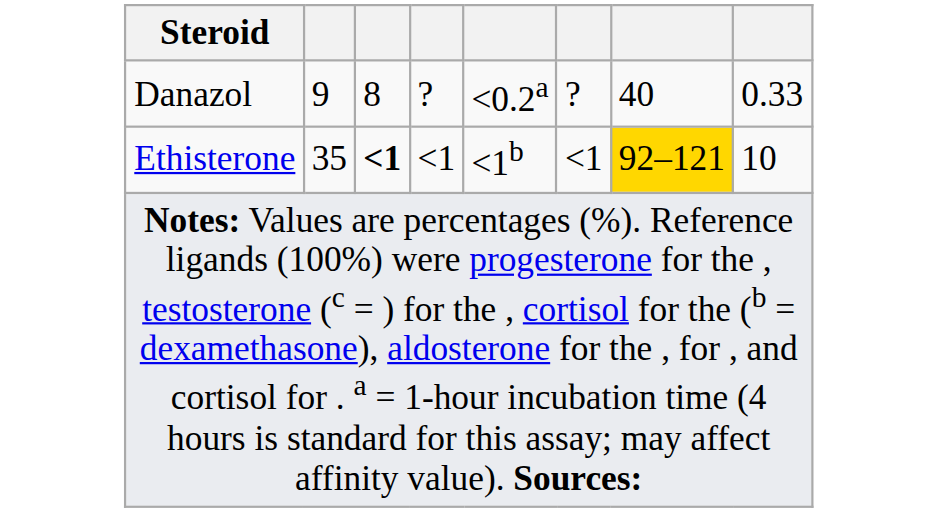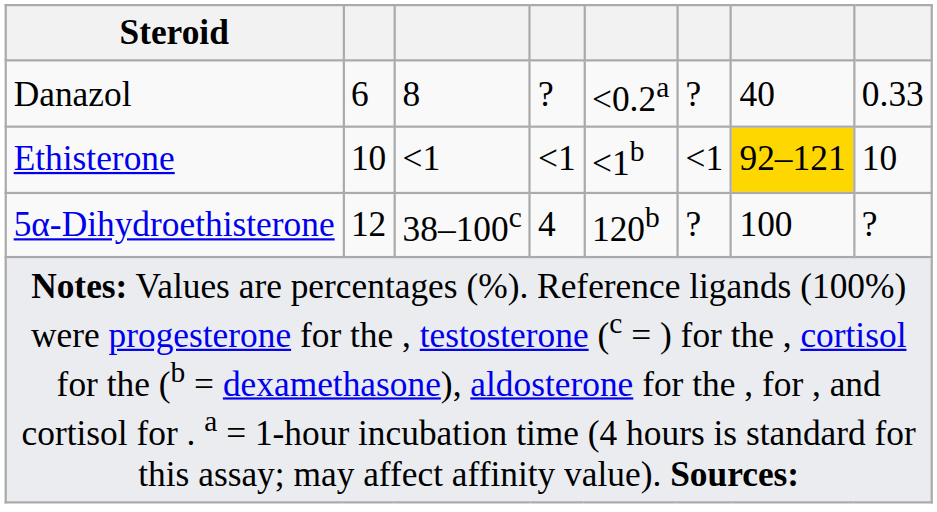(320, 93) 9 -> (360, 93) 6
(329, 159) 35 -> (369, 159) 10
(382, 159) bold -> (421, 159) normal
+ row: (174, 224)
